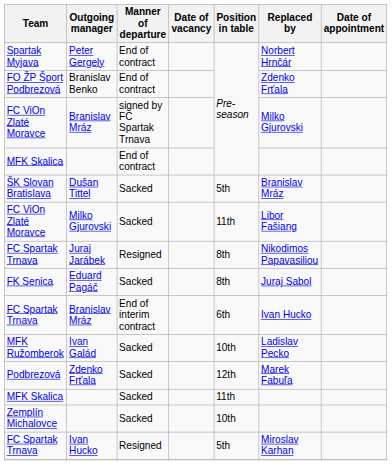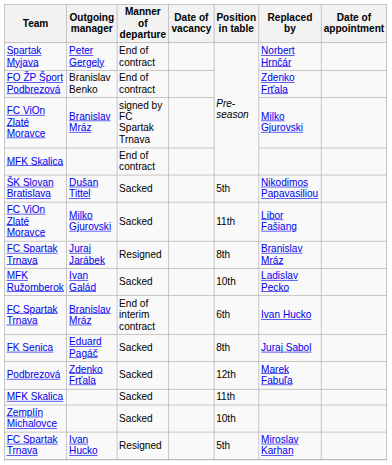(282, 188) Branislav Mráz -> (290, 188) Nikodimos Papavasiliou
(290, 254) Nikodimos Papavasiliou -> (282, 254) Branislav Mráz
rows swapped: (35, 348) <-> (30, 282)
